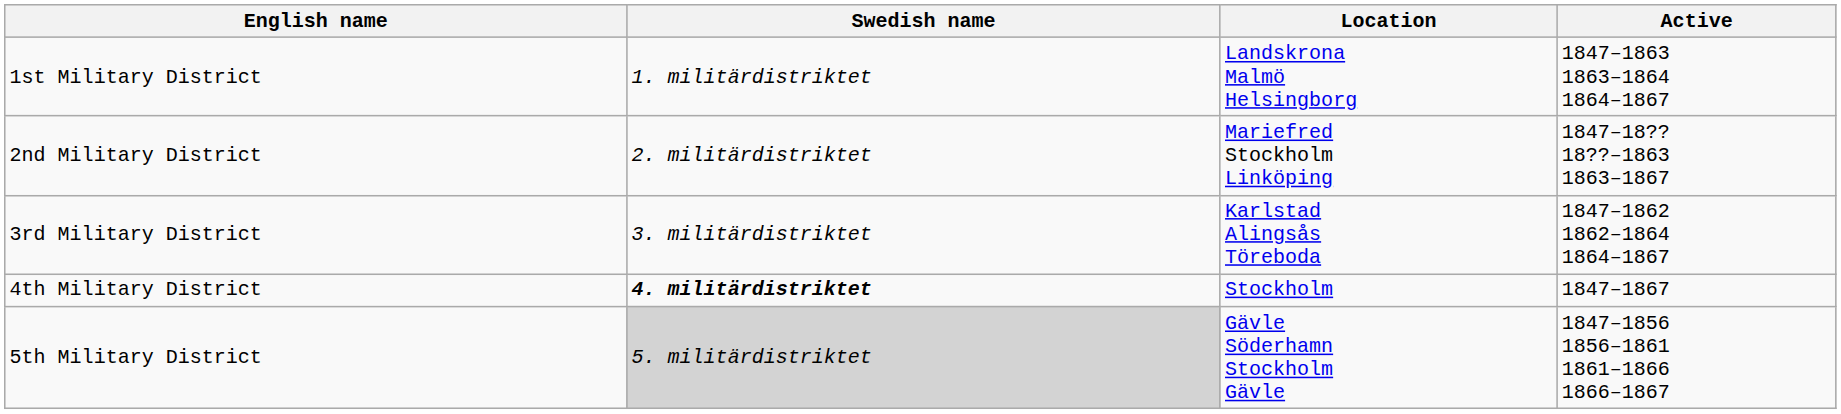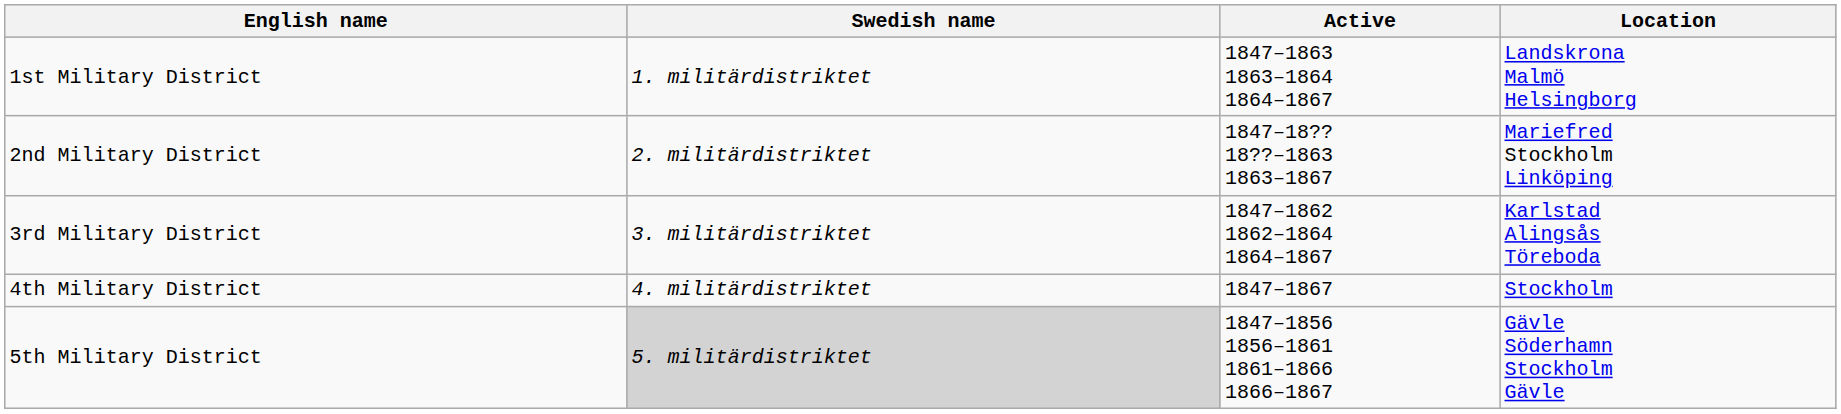columns swapped: (1389, 21) <-> (1697, 21)
(752, 290) bold -> (752, 290) normal
